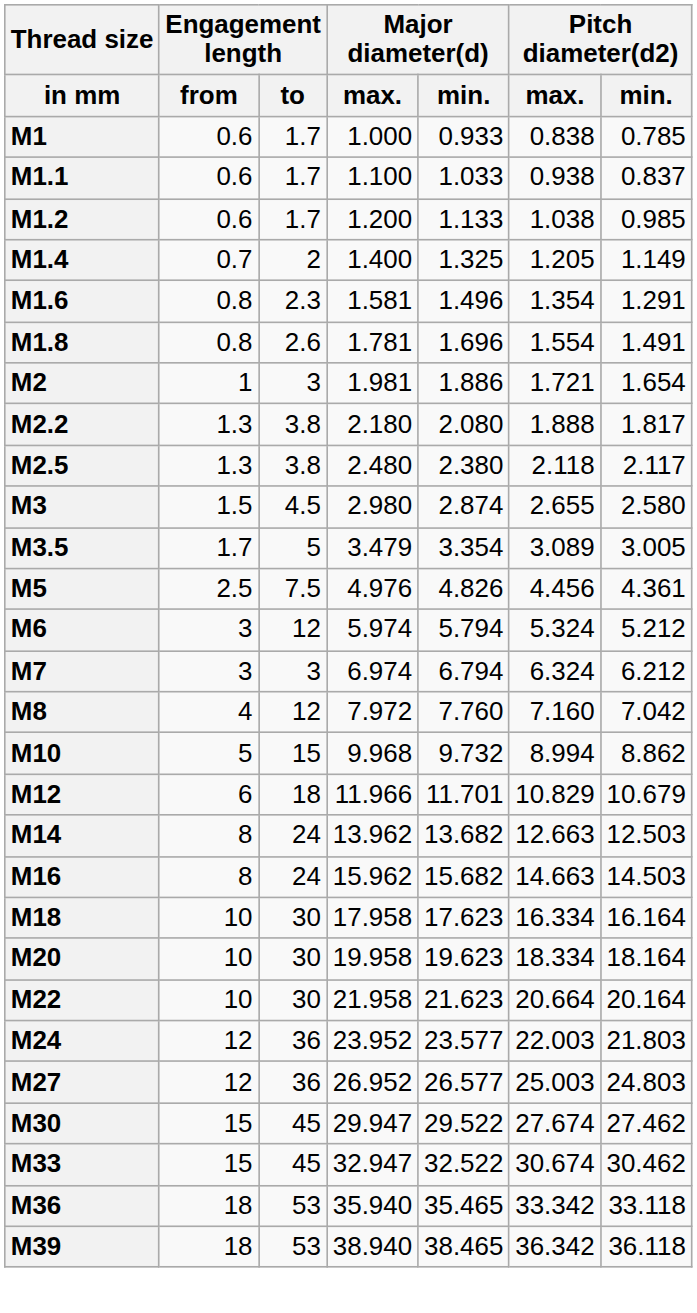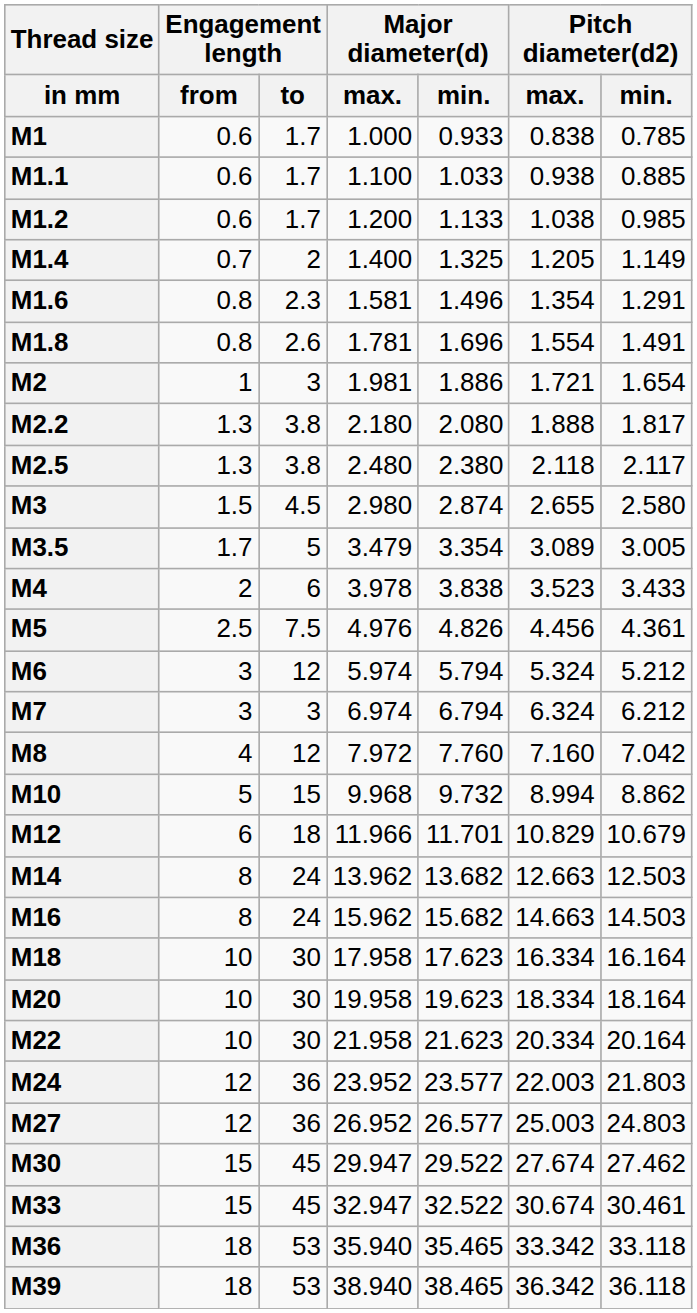(653, 177) 0.837 -> (653, 177) 0.885
+ row: (29, 588)
(555, 999) 20.664 -> (555, 1040) 20.334
(646, 1164) 30.462 -> (646, 1205) 30.461
